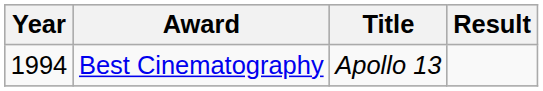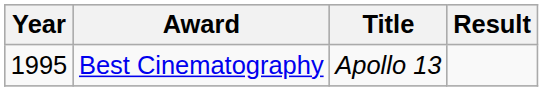(39, 65) 1994 -> (39, 65) 1995
